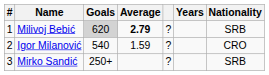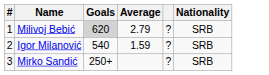- column: (190, 12)
(140, 29) bold -> (140, 29) normal
(235, 45) CRO -> (203, 45) SRB
